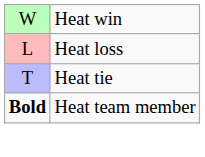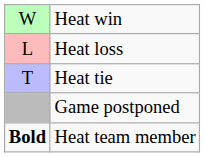+ row: (117, 107)
